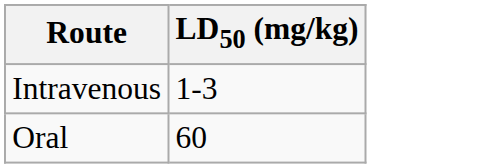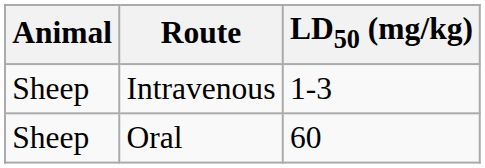+ column: (62, 33)
